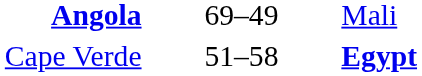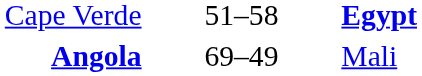rows swapped: (73, 55) <-> (96, 15)
